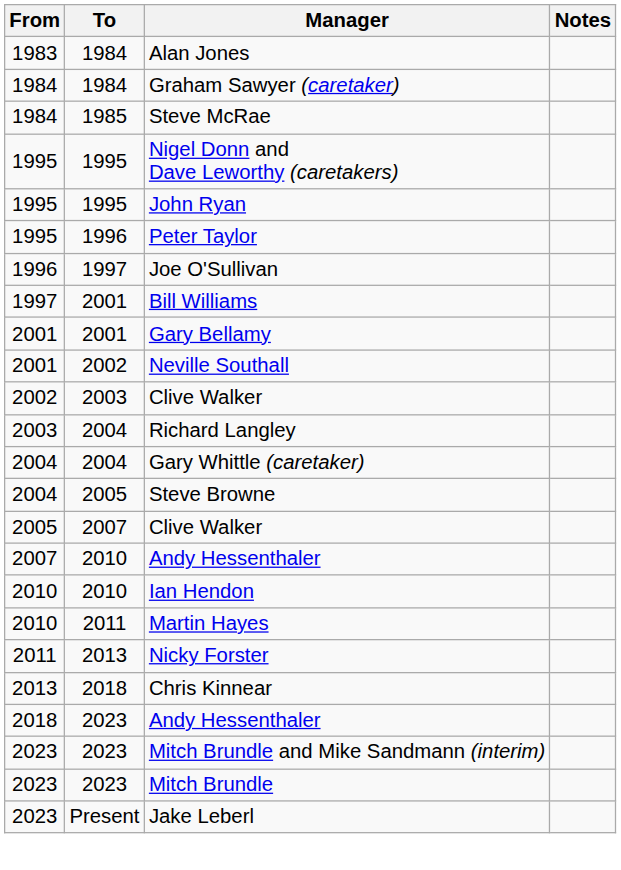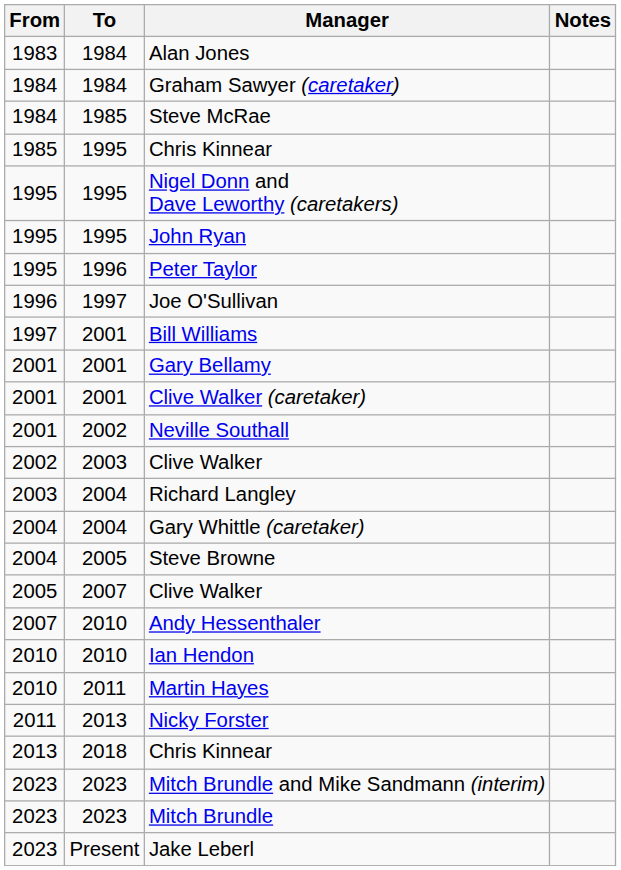+ row: (35, 149)
+ row: (35, 397)
- row: (35, 720)
